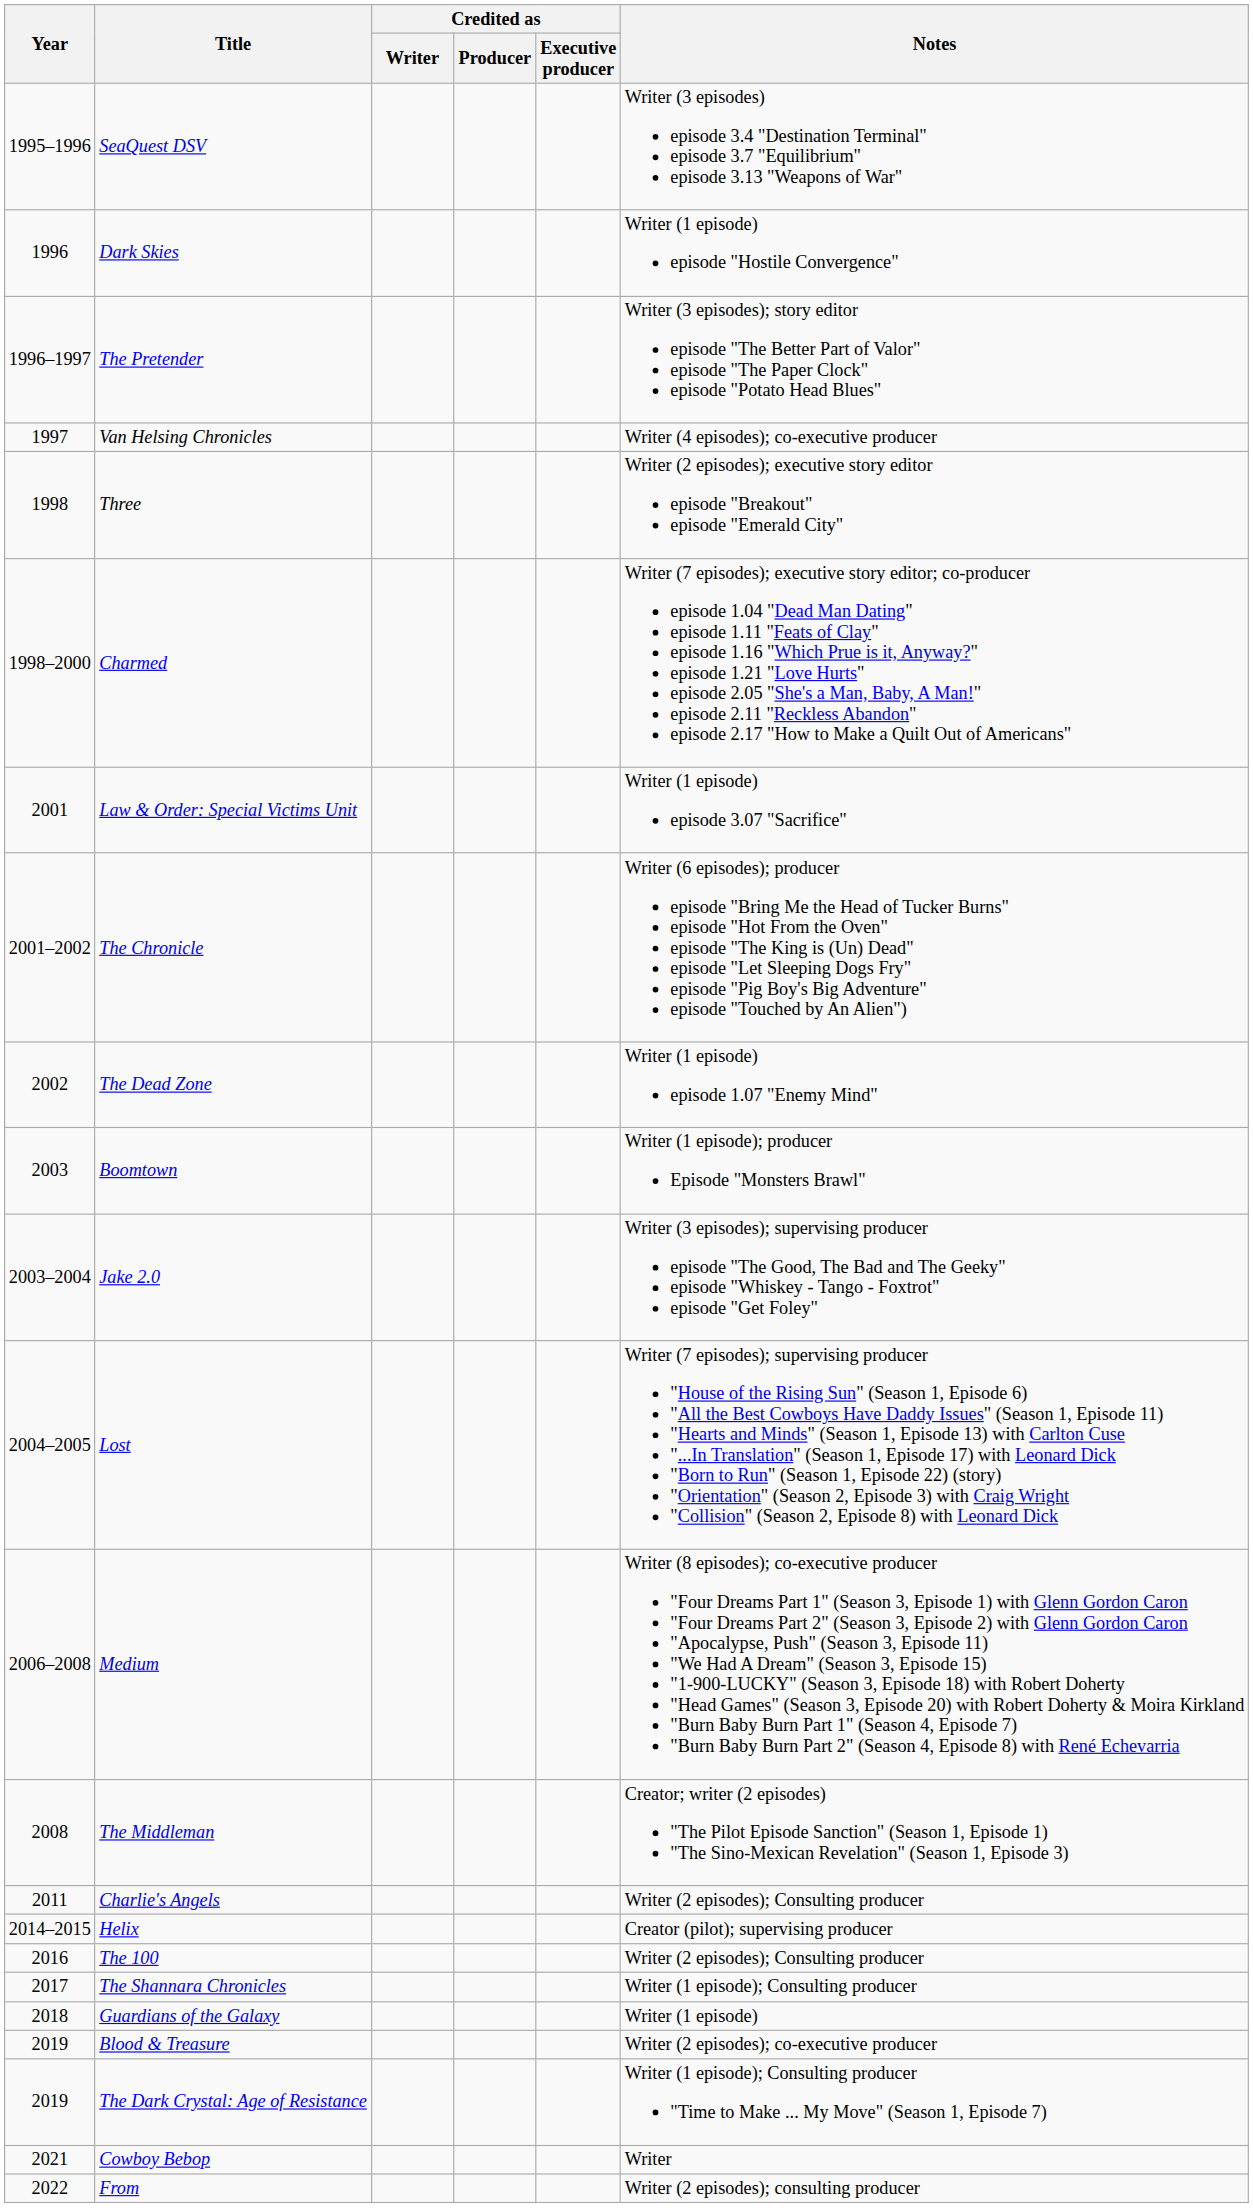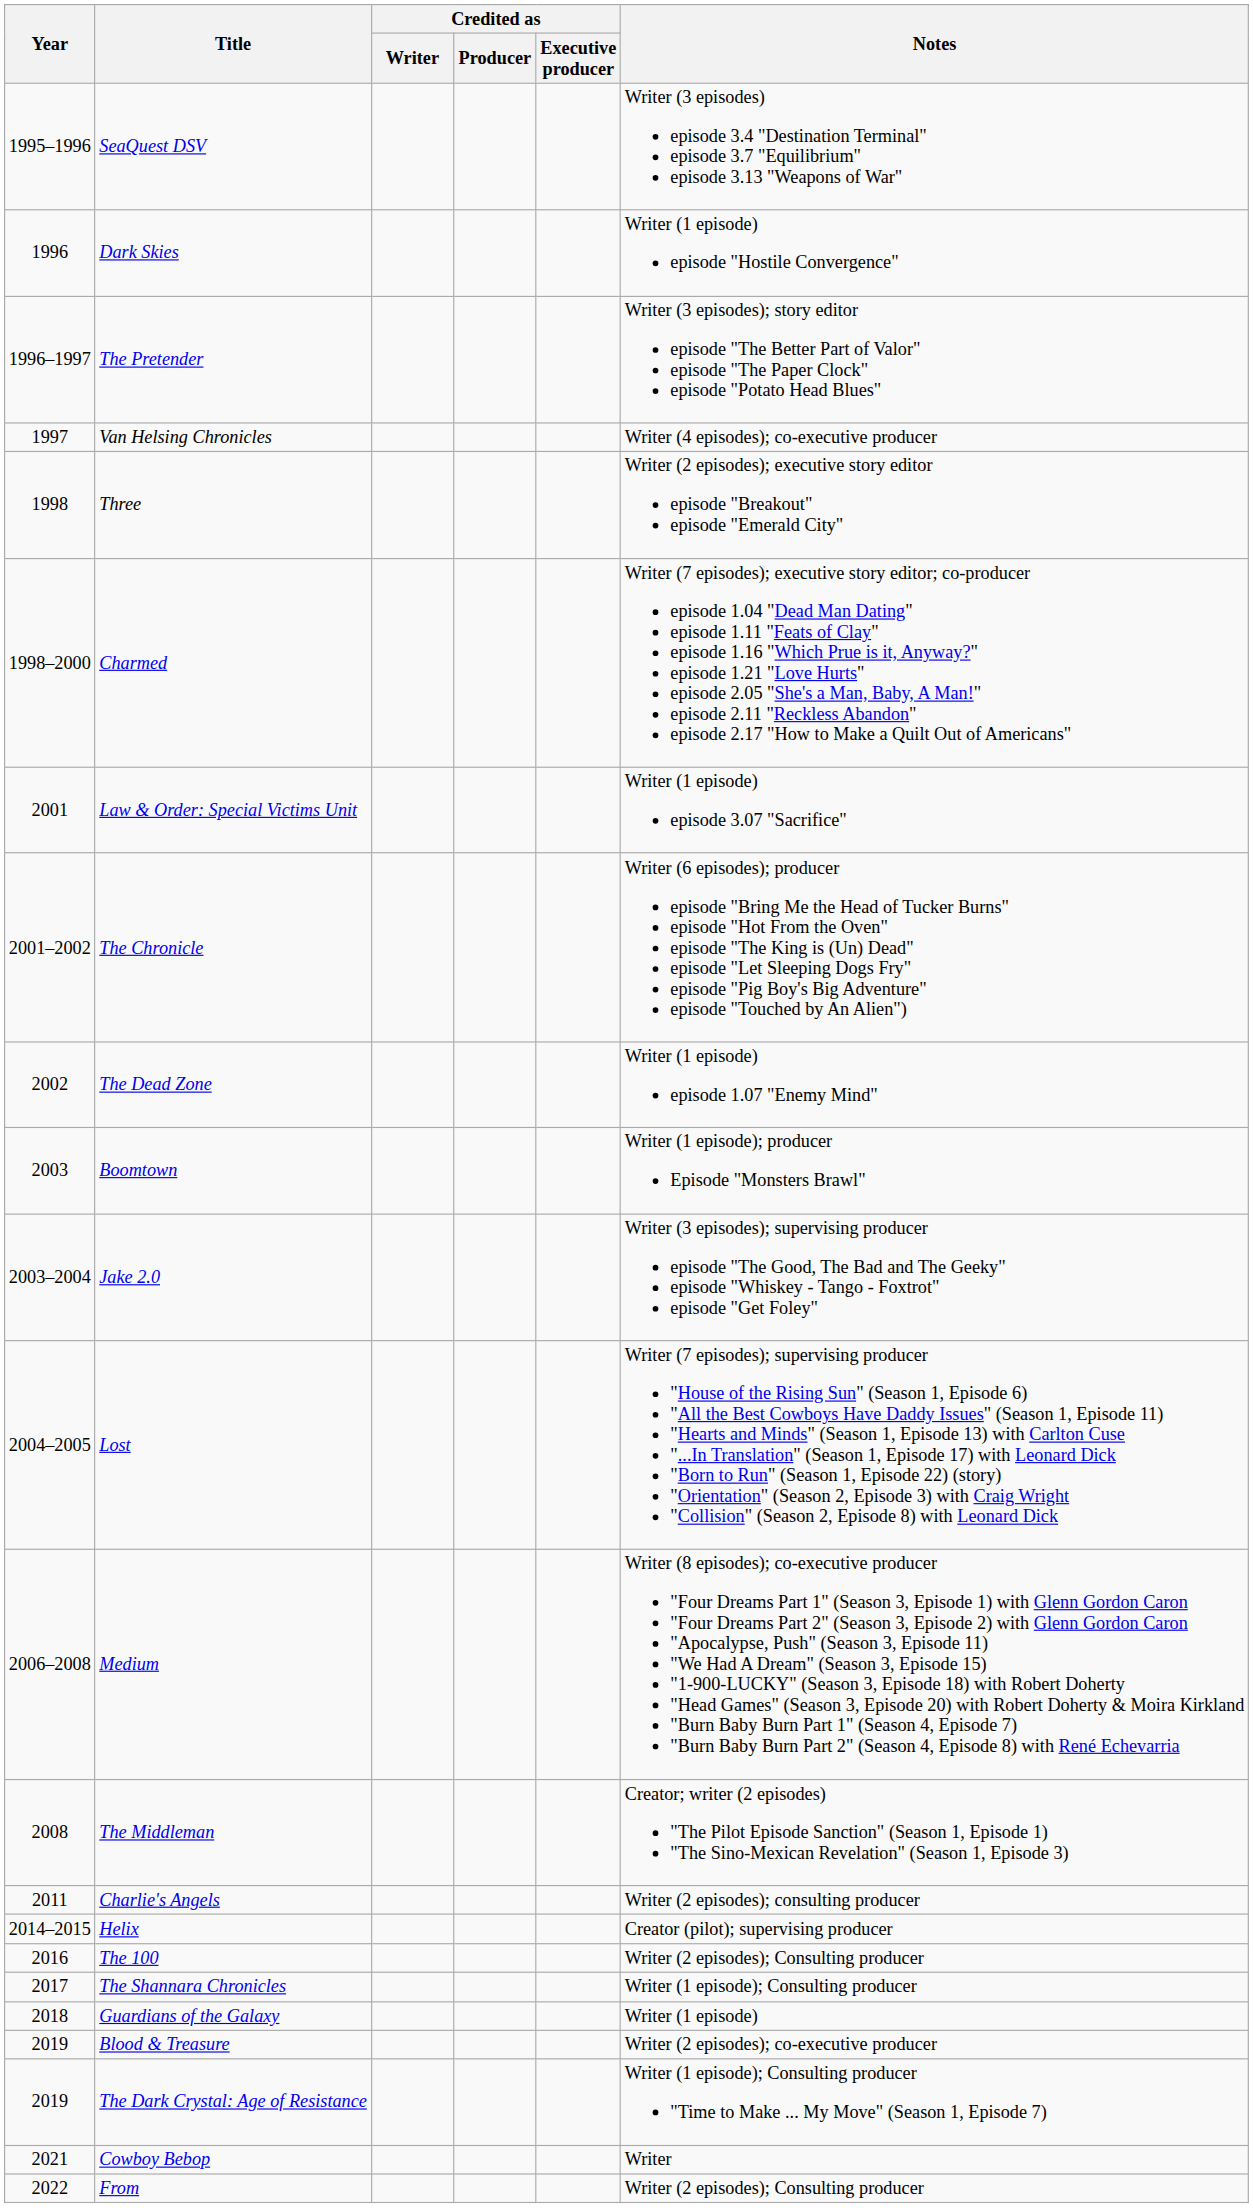(774, 1899) Writer (2 episodes); Consulting producer -> (772, 1899) Writer (2 episodes); consulting producer
(772, 2188) Writer (2 episodes); consulting producer -> (774, 2188) Writer (2 episodes); Consulting producer
